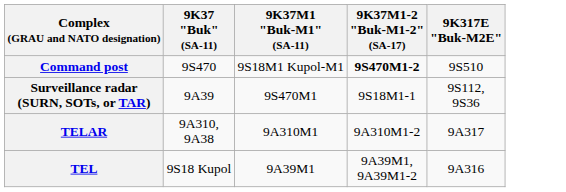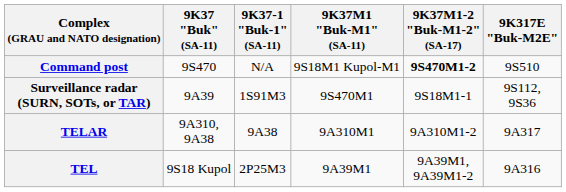+ column: (262, 30)
